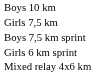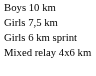- row: (45, 37)
